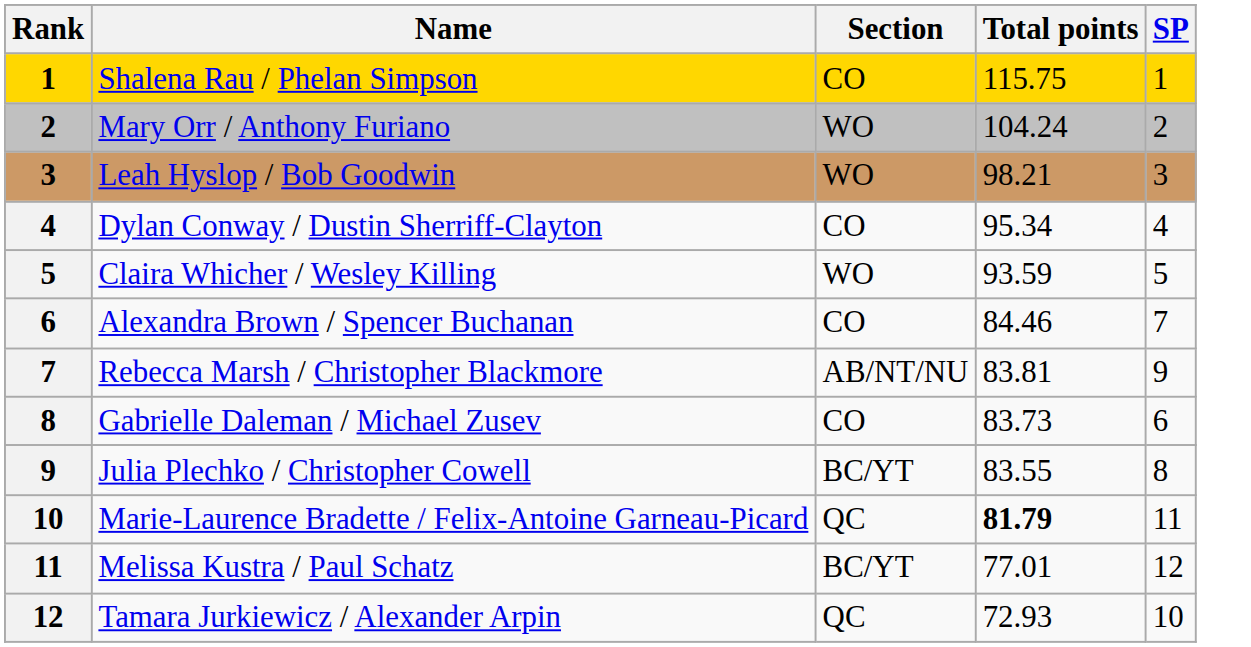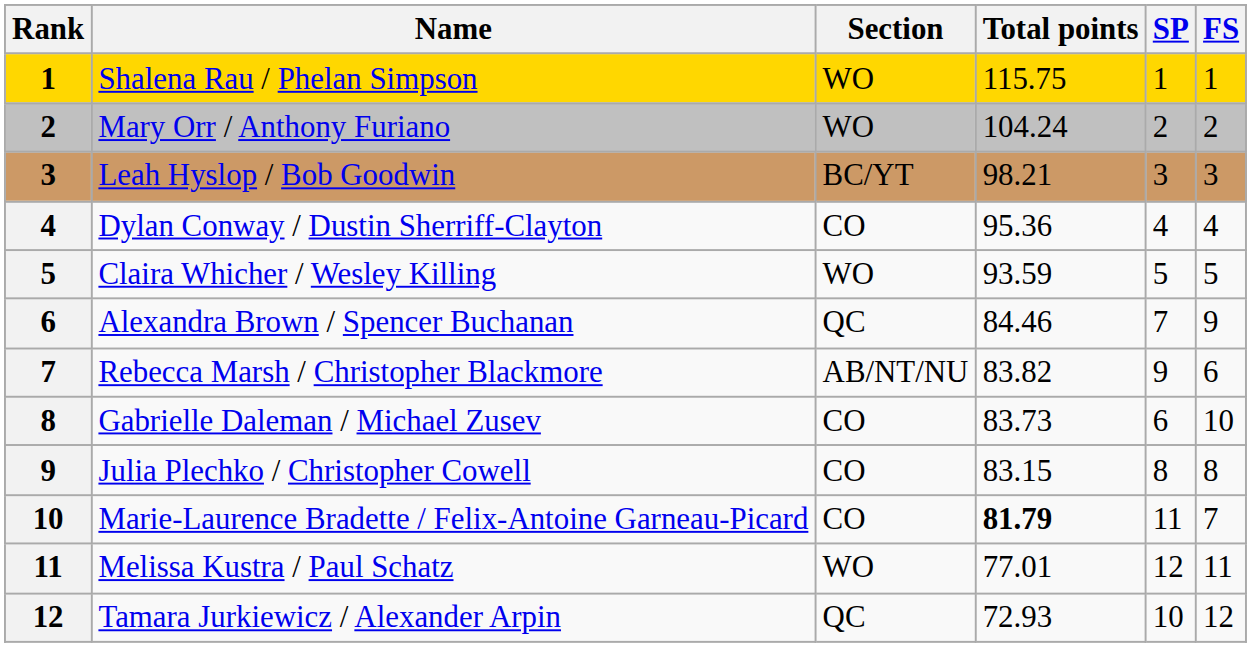+ column: (1221, 28)
(844, 77) CO -> (848, 77) WO
(848, 175) WO -> (868, 175) BC/YT
(1017, 224) 95.34 -> (1017, 224) 95.36
(844, 322) CO -> (844, 322) QC
(1017, 371) 83.81 -> (1017, 371) 83.82
(868, 469) BC/YT -> (844, 469) CO
(1017, 469) 83.55 -> (1017, 469) 83.15
(844, 518) QC -> (844, 518) CO
(868, 567) BC/YT -> (848, 567) WO
